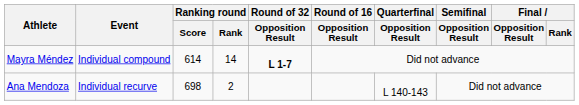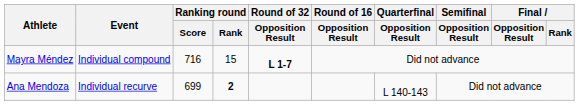(193, 60) 614 -> (193, 60) 716
(231, 60) 14 -> (231, 60) 15
(193, 87) 698 -> (193, 87) 699
(231, 87) normal -> (231, 87) bold
